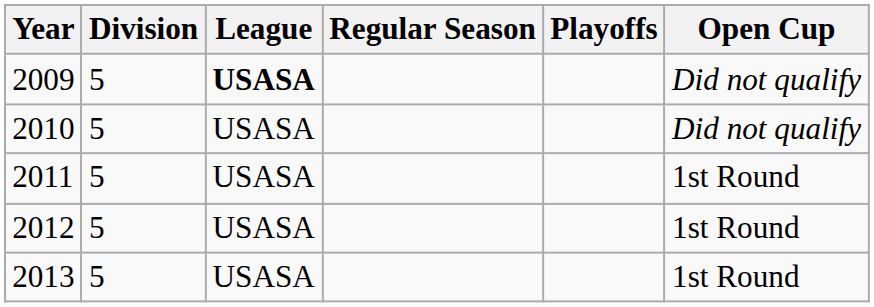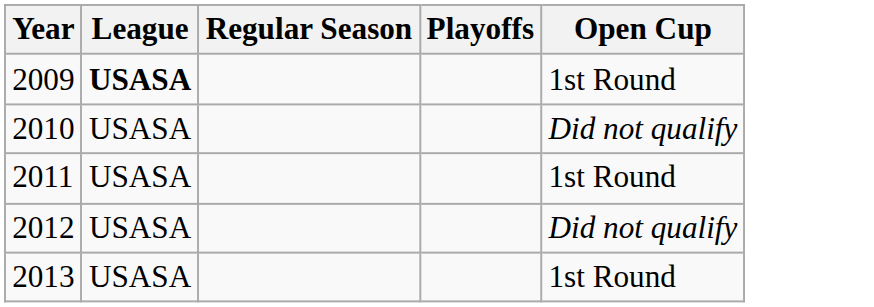- column: (144, 29)
(767, 78) Did not qualify -> (612, 78) 1st Round
(736, 227) 1st Round -> (643, 227) Did not qualify
